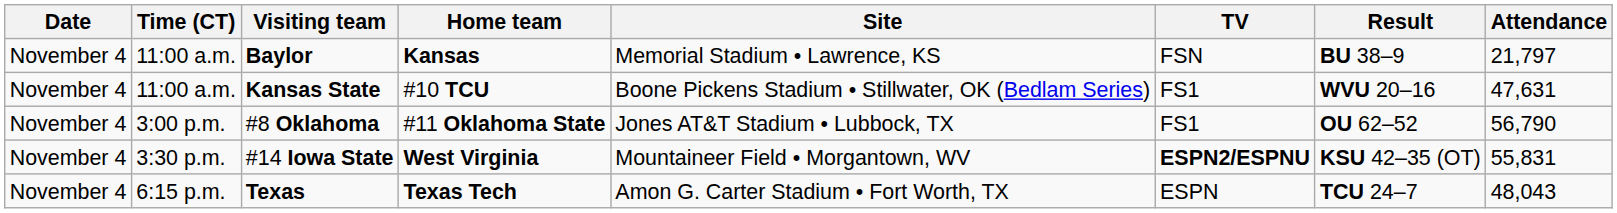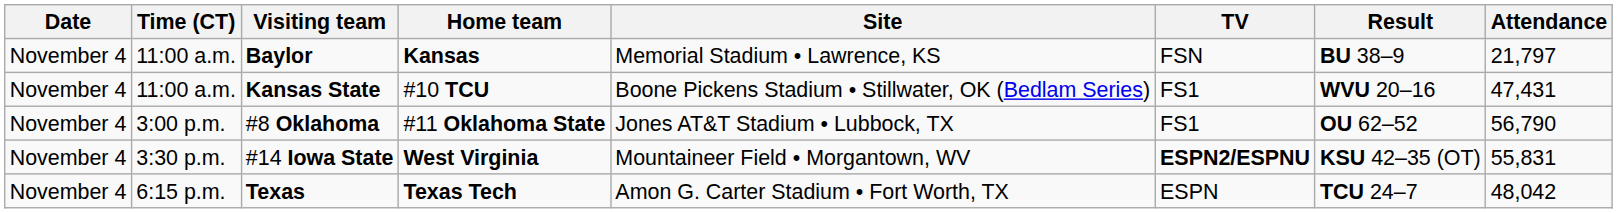(1523, 90) 47,631 -> (1523, 90) 47,431
(1523, 191) 48,043 -> (1523, 191) 48,042
